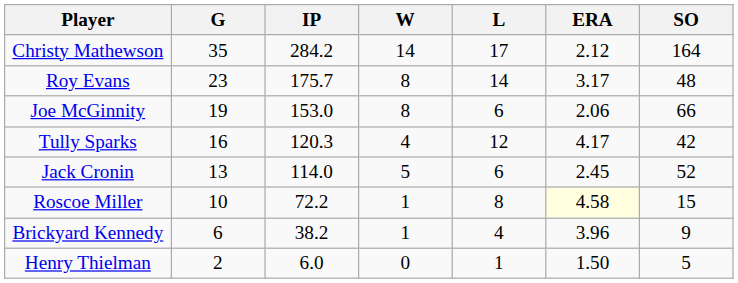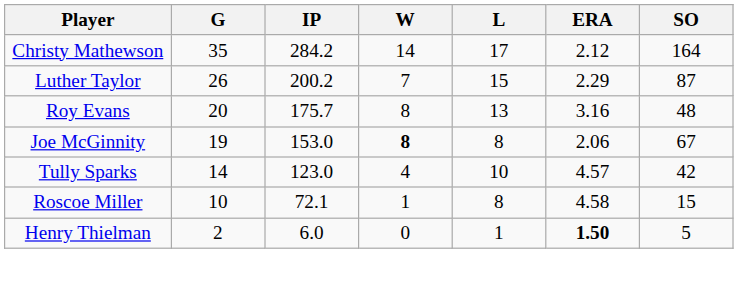+ row: (88, 80)
(218, 80) 23 -> (218, 111) 20
(499, 80) 14 -> (499, 111) 13
(592, 80) 3.17 -> (592, 111) 3.16
(405, 111) normal -> (405, 141) bold
(499, 111) 6 -> (499, 141) 8
(686, 111) 66 -> (686, 141) 67
(218, 141) 16 -> (218, 171) 14
(312, 141) 120.3 -> (312, 171) 123.0
(499, 141) 12 -> (499, 171) 10
(592, 141) 4.17 -> (592, 171) 4.57
- row: (88, 171)
(312, 202) 72.2 -> (312, 202) 72.1
(592, 202) lightyellow background -> (592, 202) no background
- row: (88, 232)
(592, 263) normal -> (592, 232) bold
